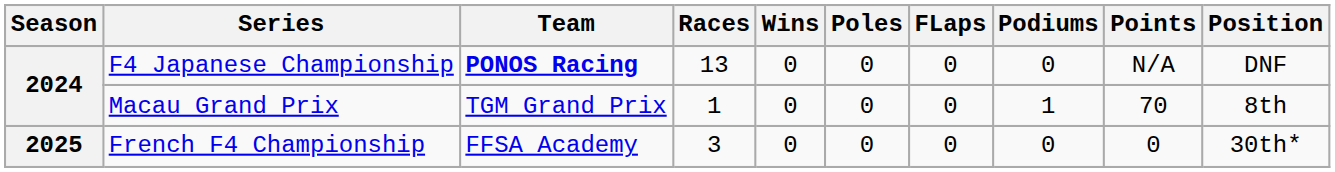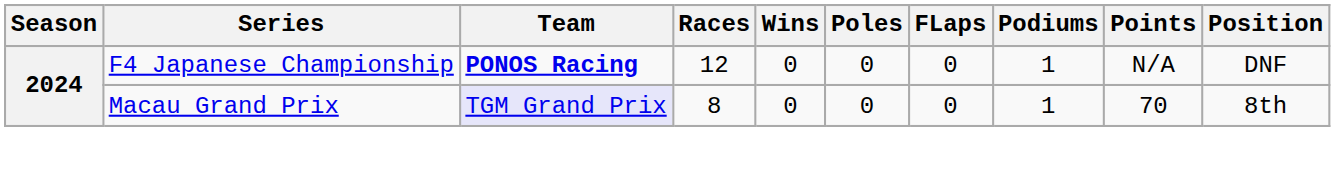(714, 65) 13 -> (714, 65) 12
(1048, 65) 0 -> (1048, 65) 1
(566, 105) no background -> (566, 105) lavender background
(714, 105) 1 -> (714, 105) 8
- row: (267, 146)
